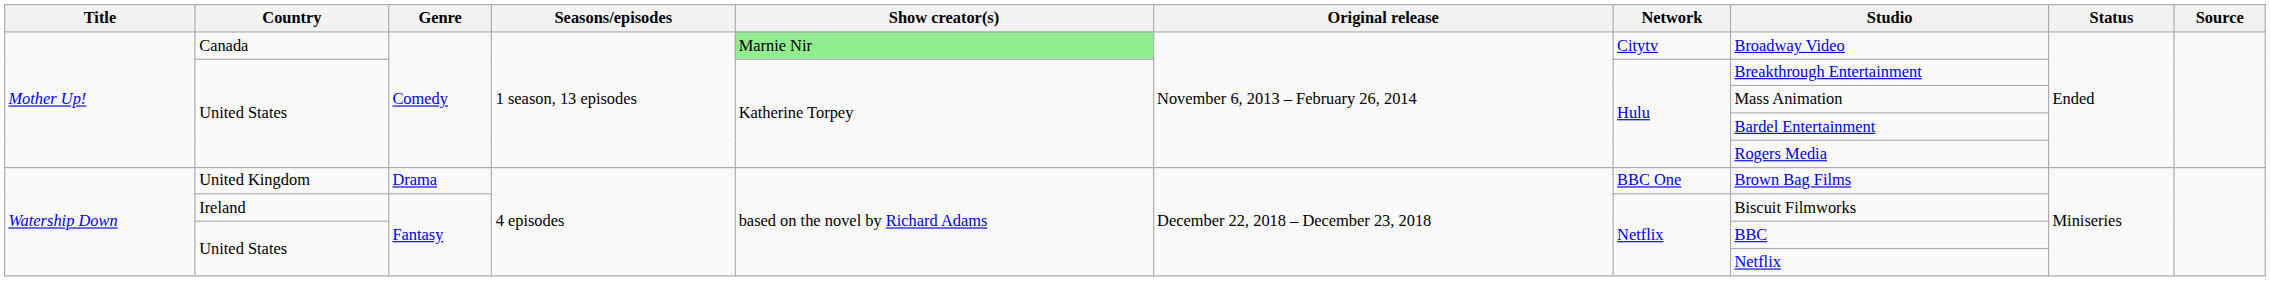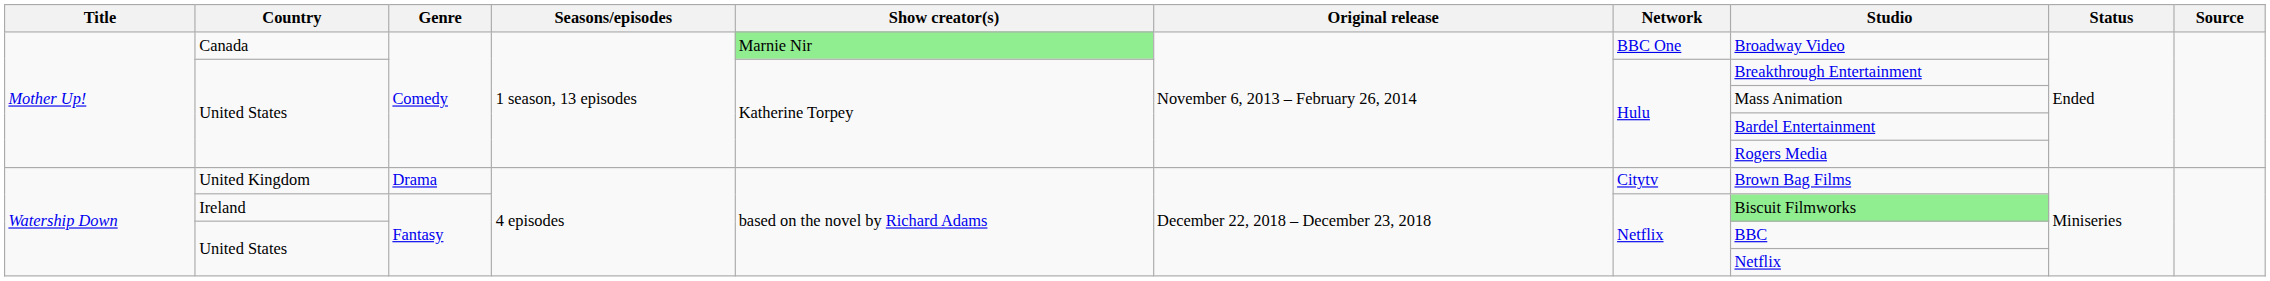(1638, 45) Citytv -> (1649, 45) BBC One
(1649, 180) BBC One -> (1638, 180) Citytv
(1795, 207) no background -> (1795, 207) lightgreen background
